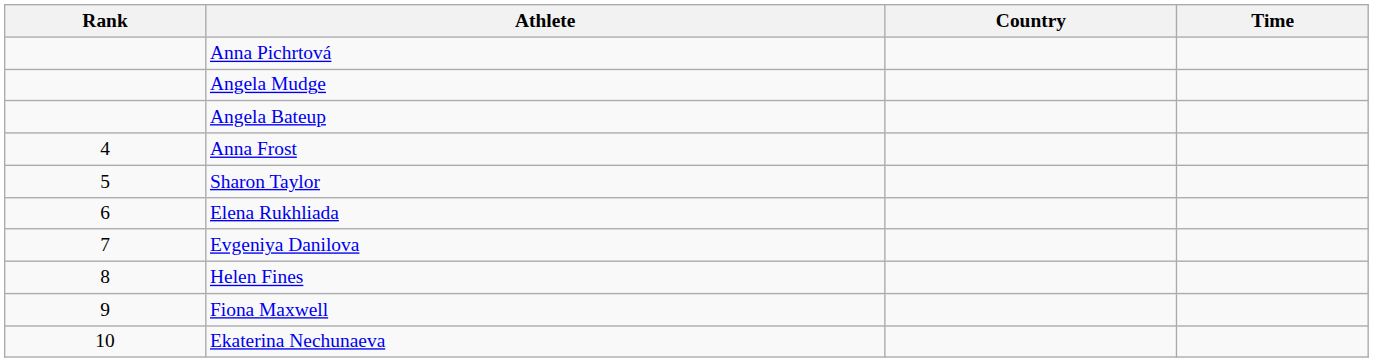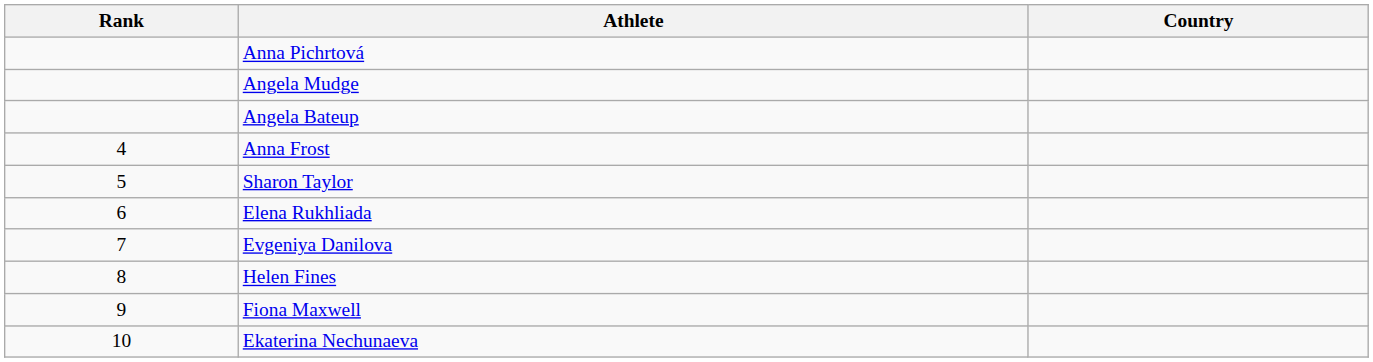- column: (1273, 20)
